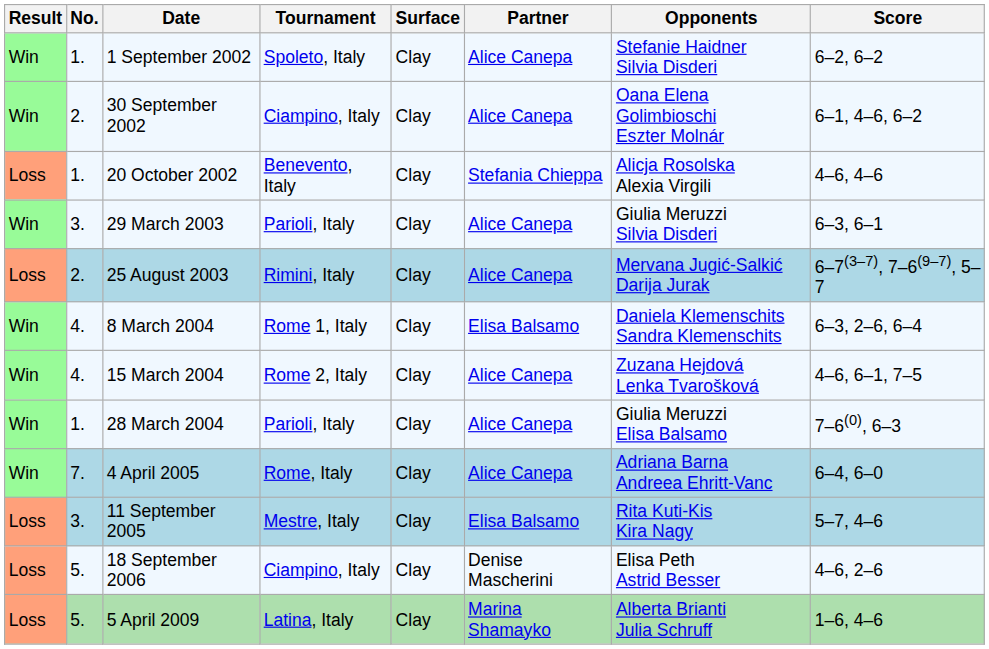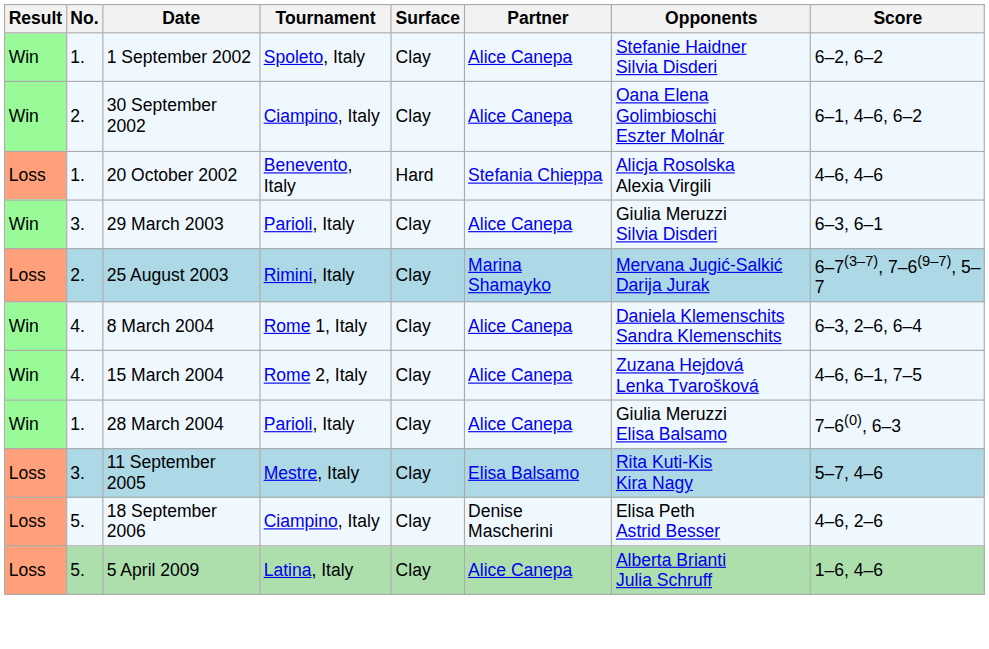(413, 174) Clay -> (415, 174) Hard
(520, 274) Alice Canepa -> (509, 274) Marina Shamayko
(524, 325) Elisa Balsamo -> (520, 325) Alice Canepa
- row: (153, 472)
(509, 618) Marina Shamayko -> (520, 569) Alice Canepa
